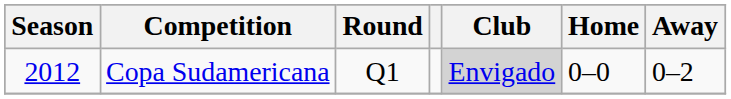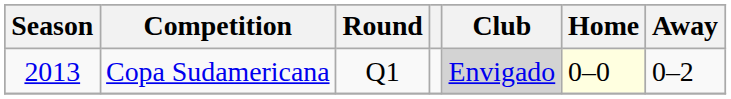(52, 70) 2012 -> (52, 70) 2013
(589, 70) no background -> (589, 70) lightyellow background
